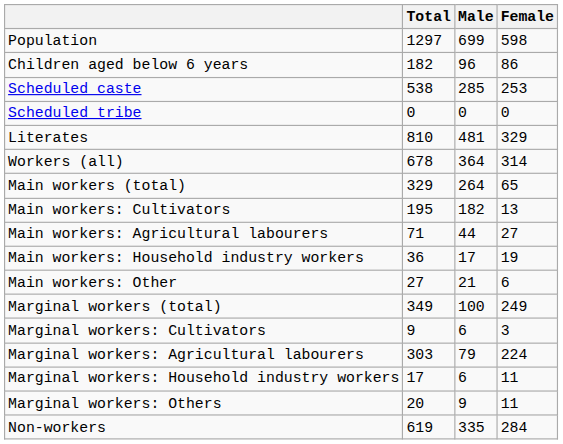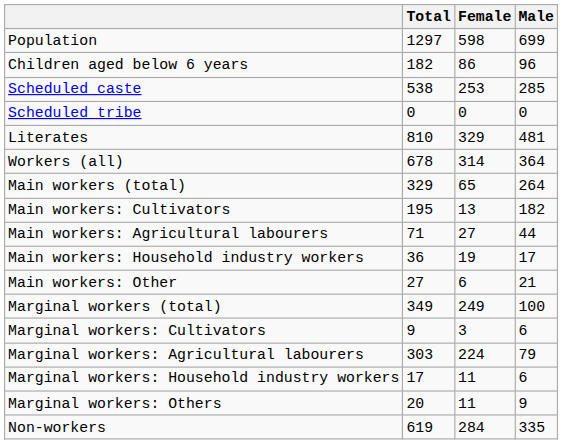columns swapped: (476, 17) <-> (527, 17)
